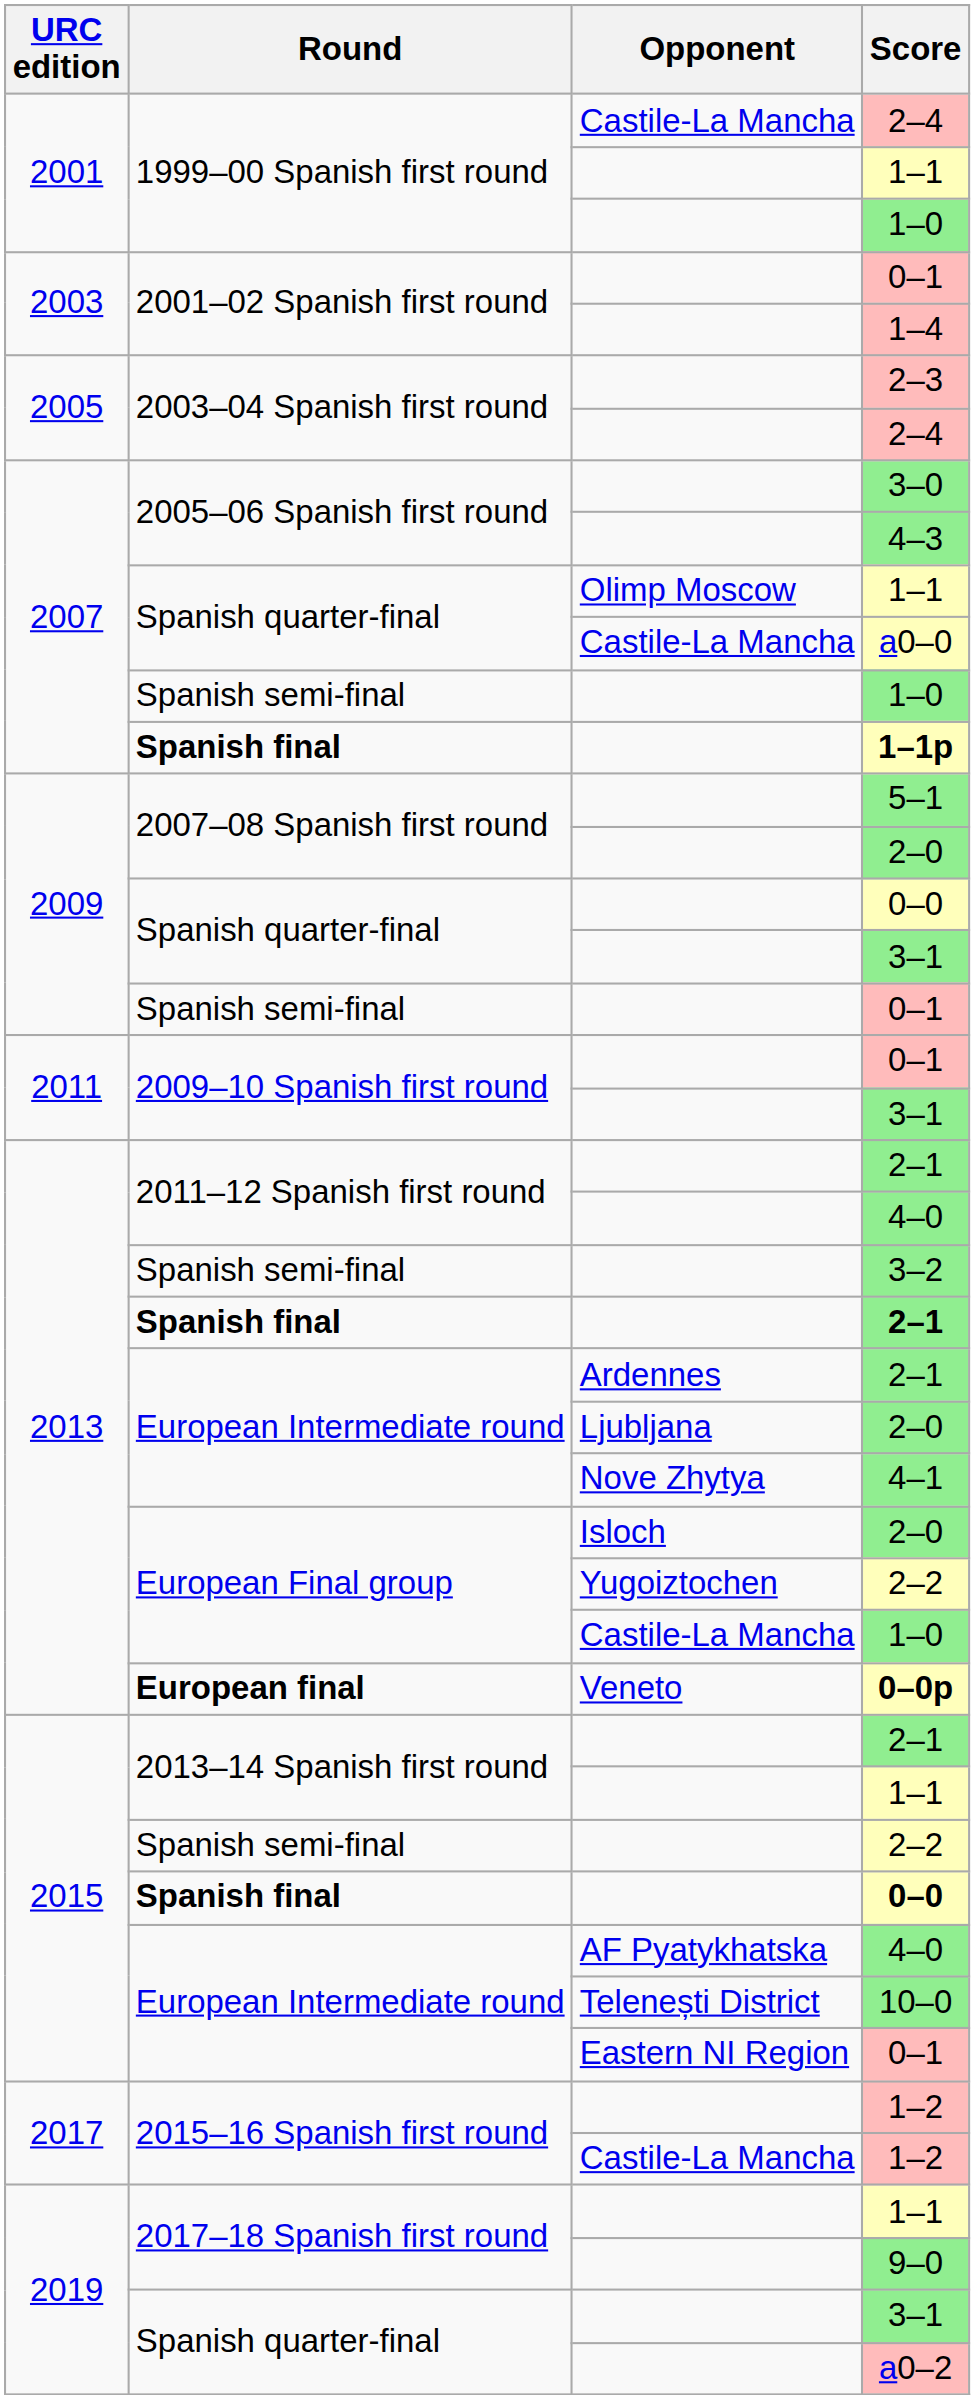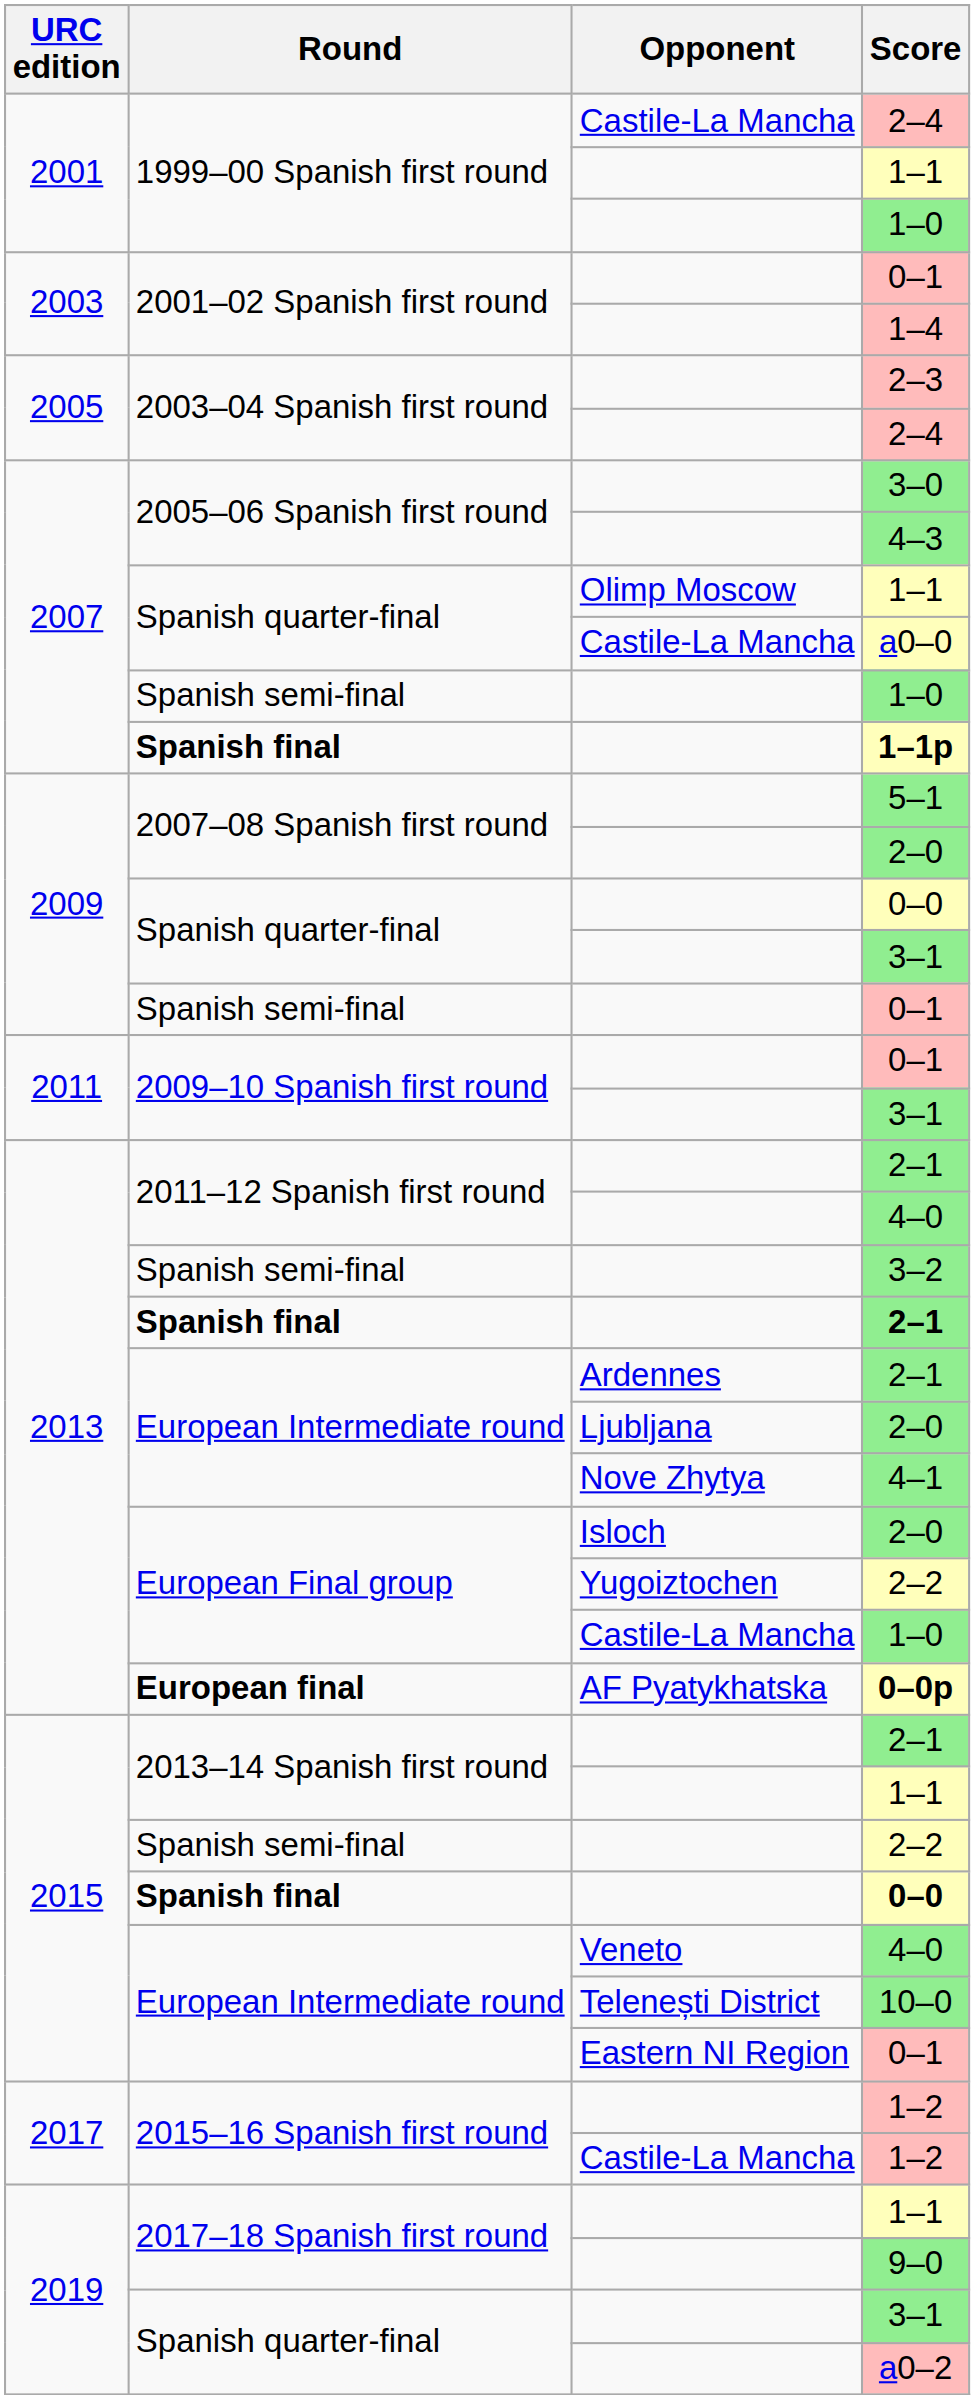(631, 1688) Veneto -> (703, 1688) AF Pyatykhatska
(703, 1949) AF Pyatykhatska -> (631, 1949) Veneto
